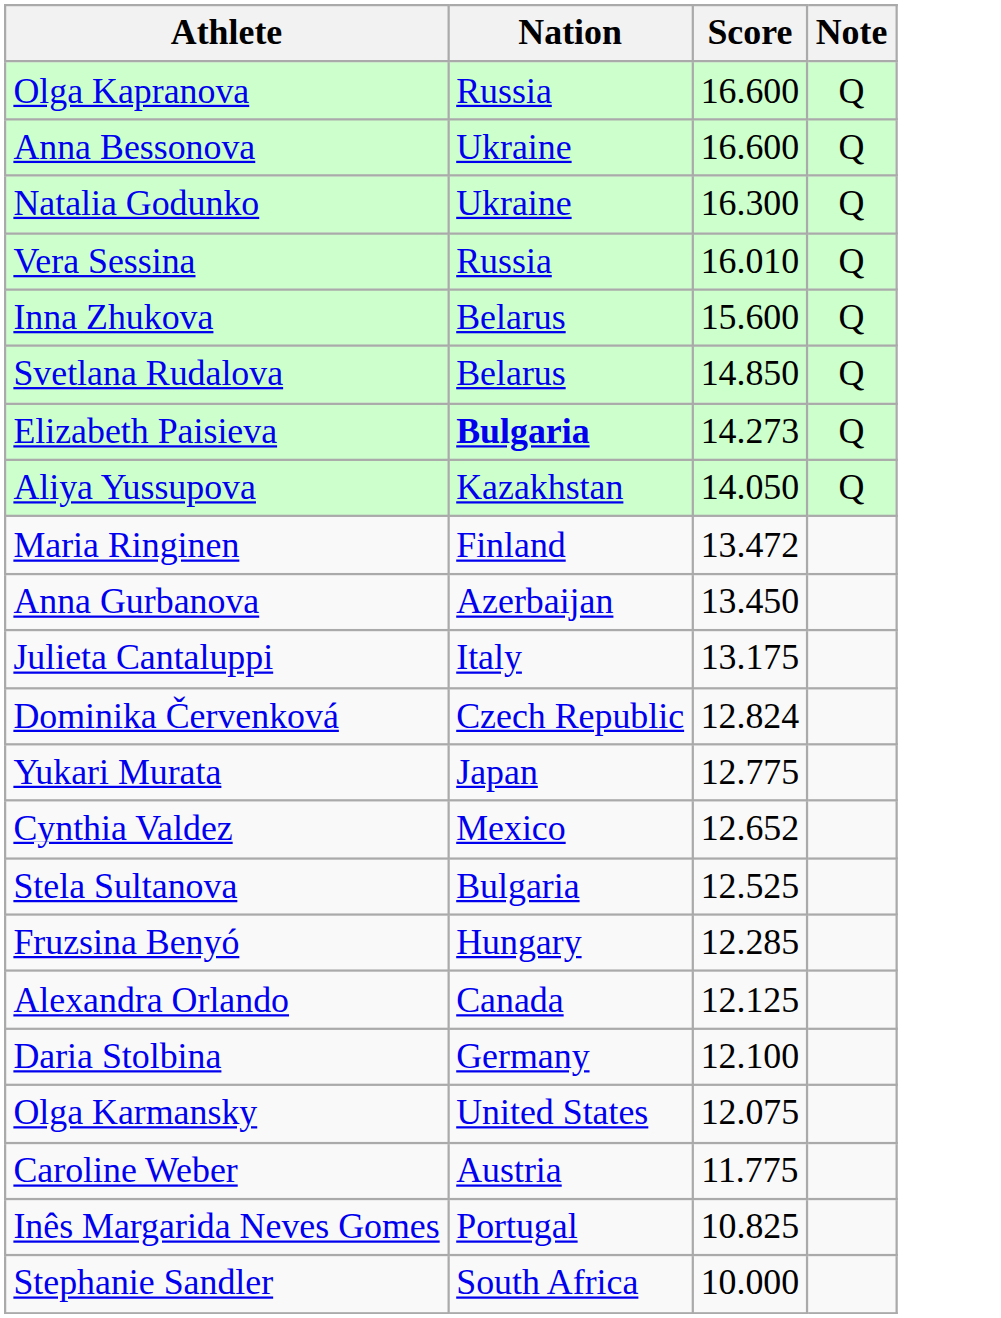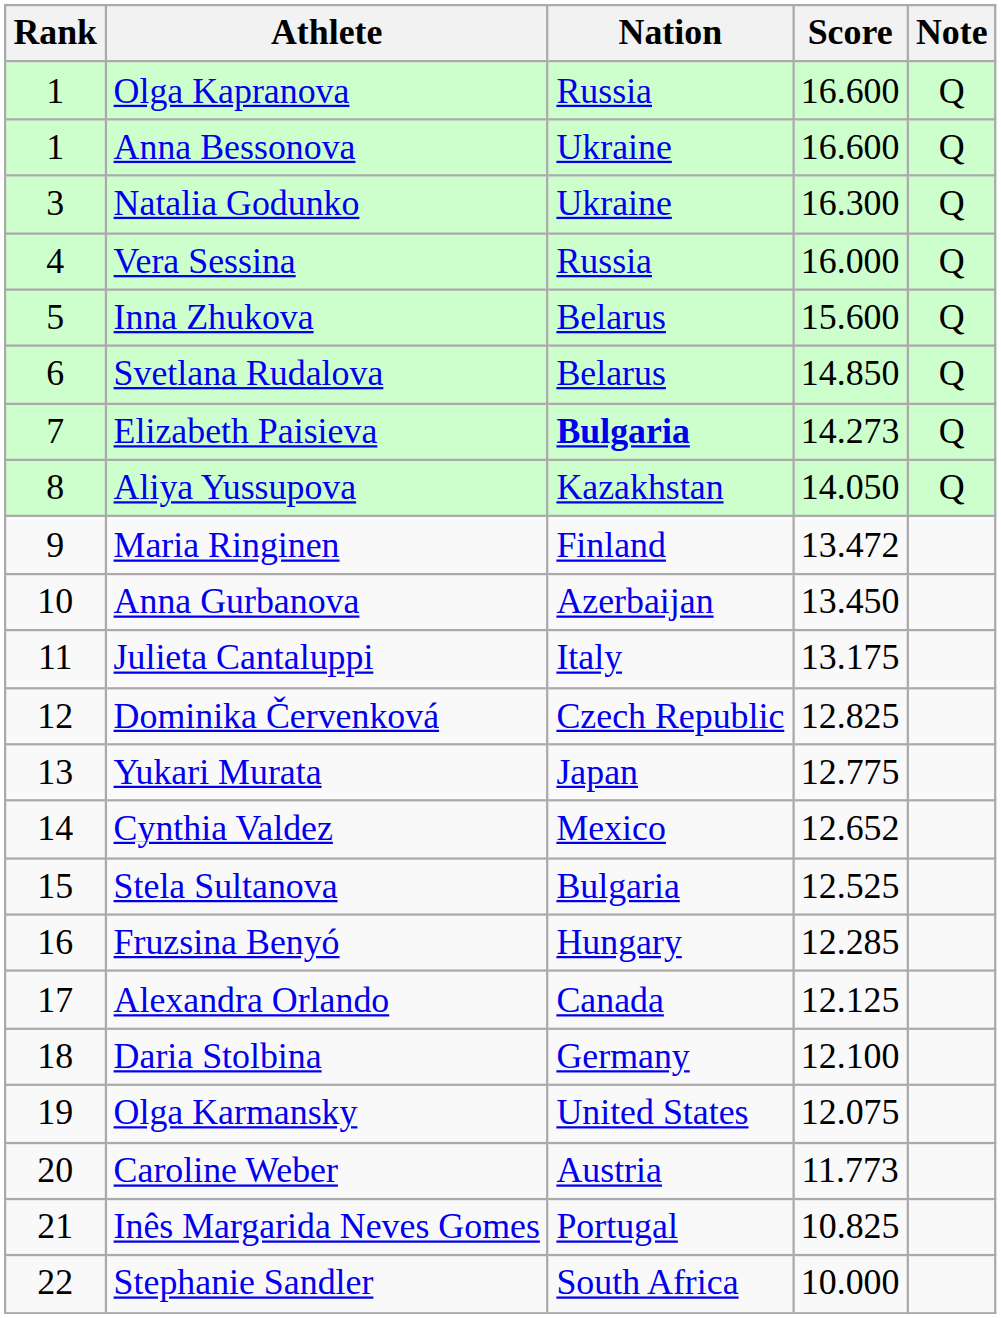+ column: (55, 32)
(750, 260) 16.010 -> (850, 260) 16.000
(750, 714) 12.824 -> (850, 714) 12.825
(750, 1169) 11.775 -> (850, 1169) 11.773
